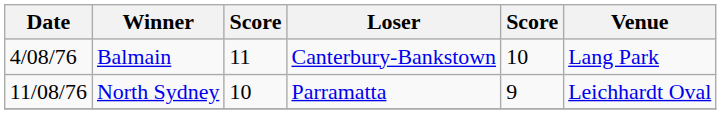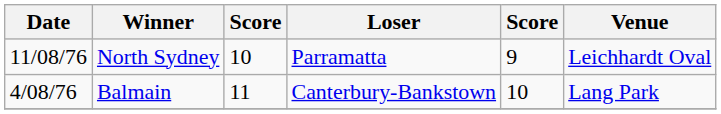rows swapped: (134, 56) <-> (158, 91)
